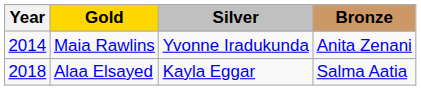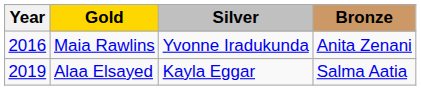(27, 44) 2014 -> (27, 44) 2016
(27, 71) 2018 -> (27, 71) 2019
